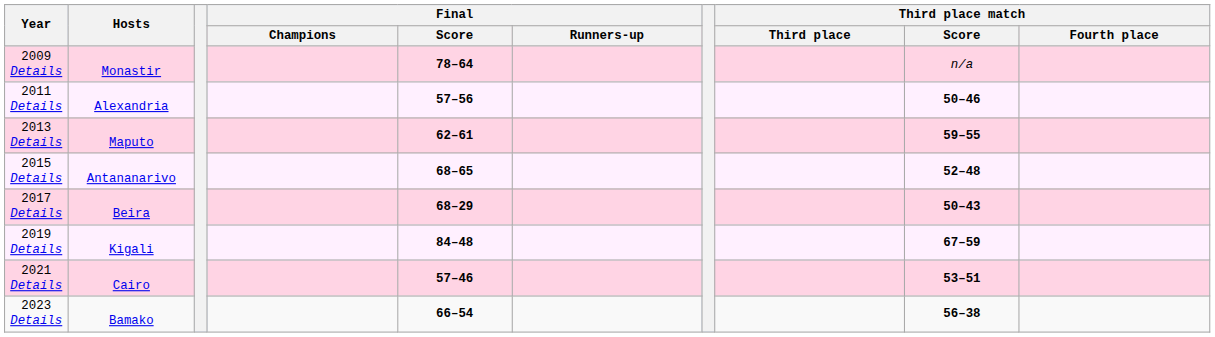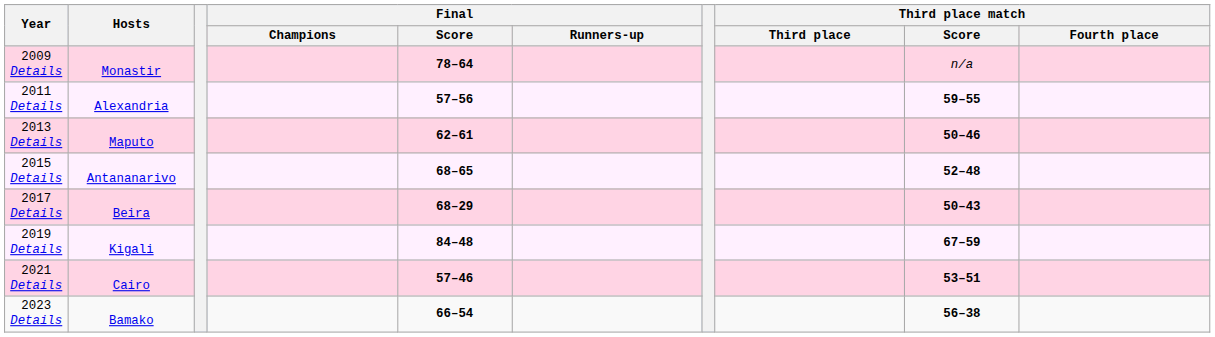(962, 99) 50–46 -> (962, 99) 59–55
(962, 135) 59–55 -> (962, 135) 50–46
